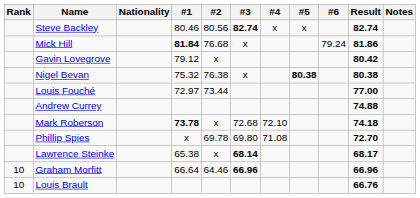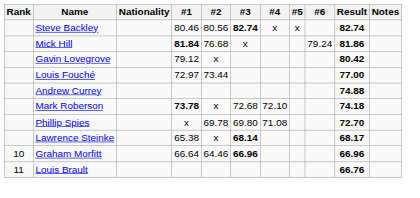- row: (62, 75)
(19, 185) 10 -> (19, 169) 11
